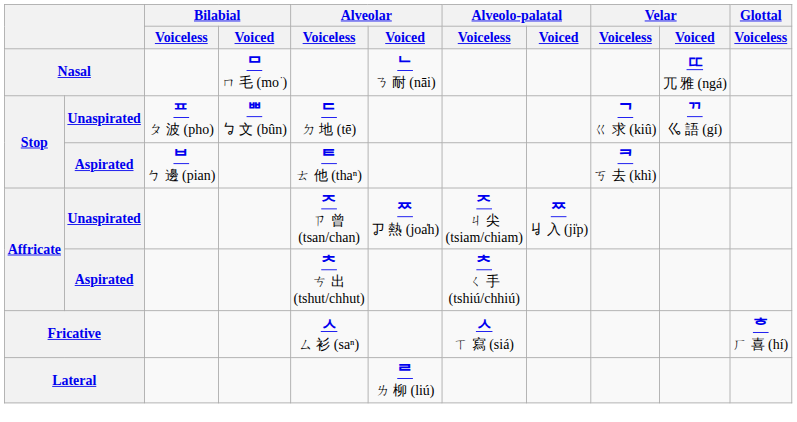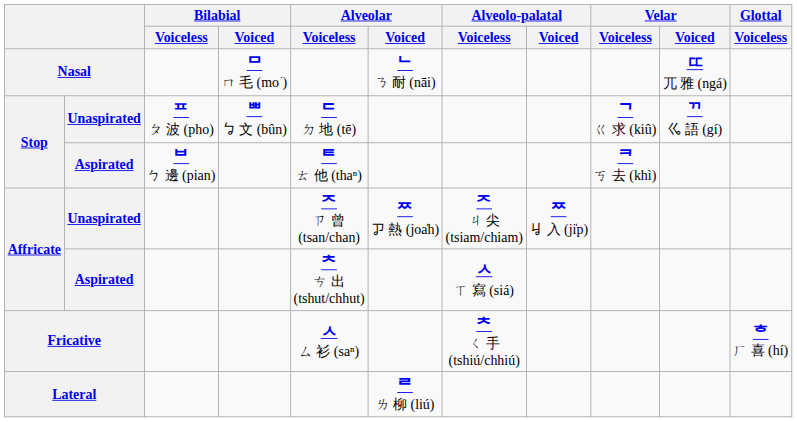(484, 280) ᄎ ㄑ 手 (tshiú/chhiú) -> (484, 279) ㅅ ㄒ 寫 (siá)
(484, 334) ㅅ ㄒ 寫 (siá) -> (484, 341) ᄎ ㄑ 手 (tshiú/chhiú)
